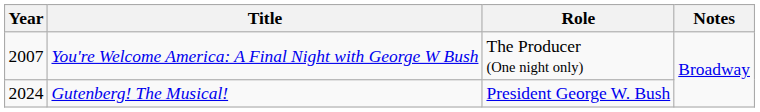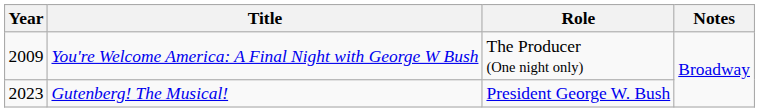(26, 55) 2007 -> (26, 55) 2009
(26, 93) 2024 -> (26, 93) 2023
